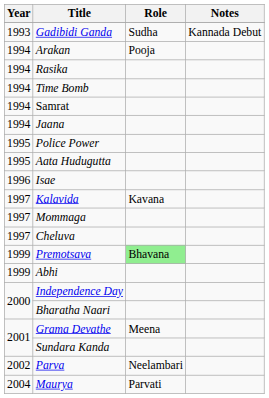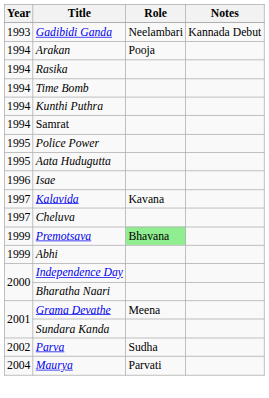(143, 32) Sudha -> (156, 32) Neelambari
+ row: (69, 106)
- row: (50, 124)
- row: (61, 217)
(156, 365) Neelambari -> (143, 347) Sudha
